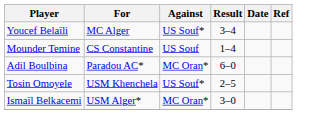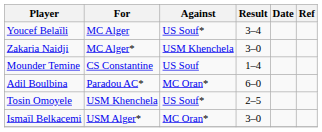+ row: (38, 48)
